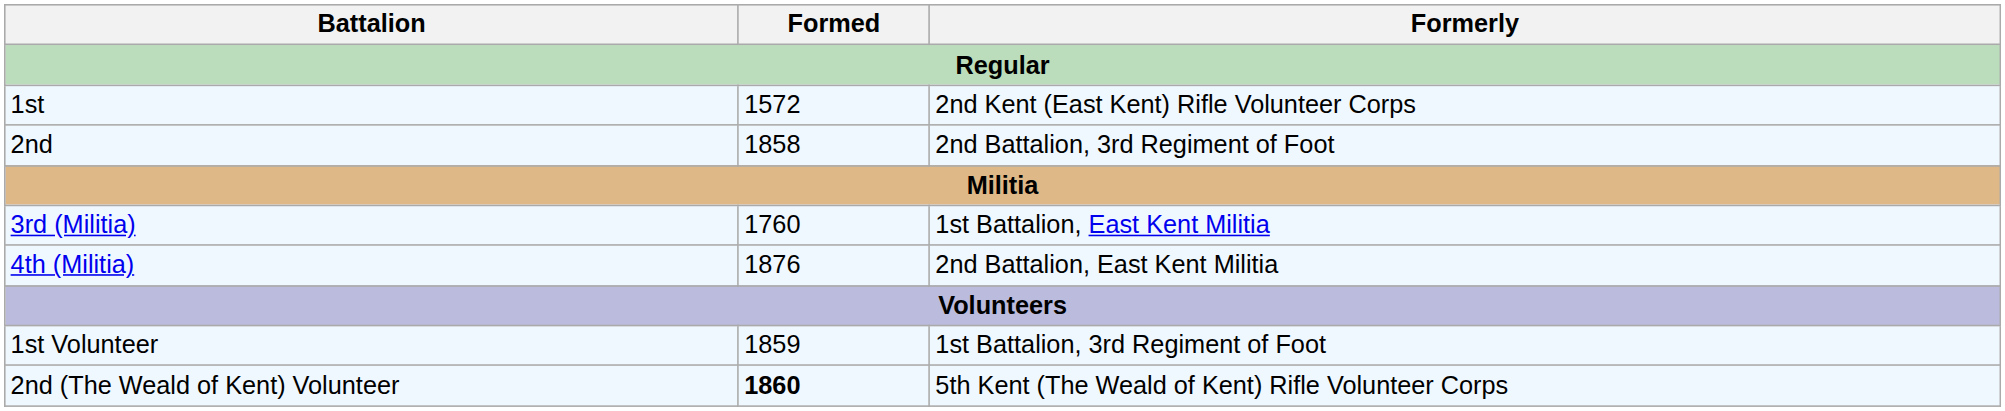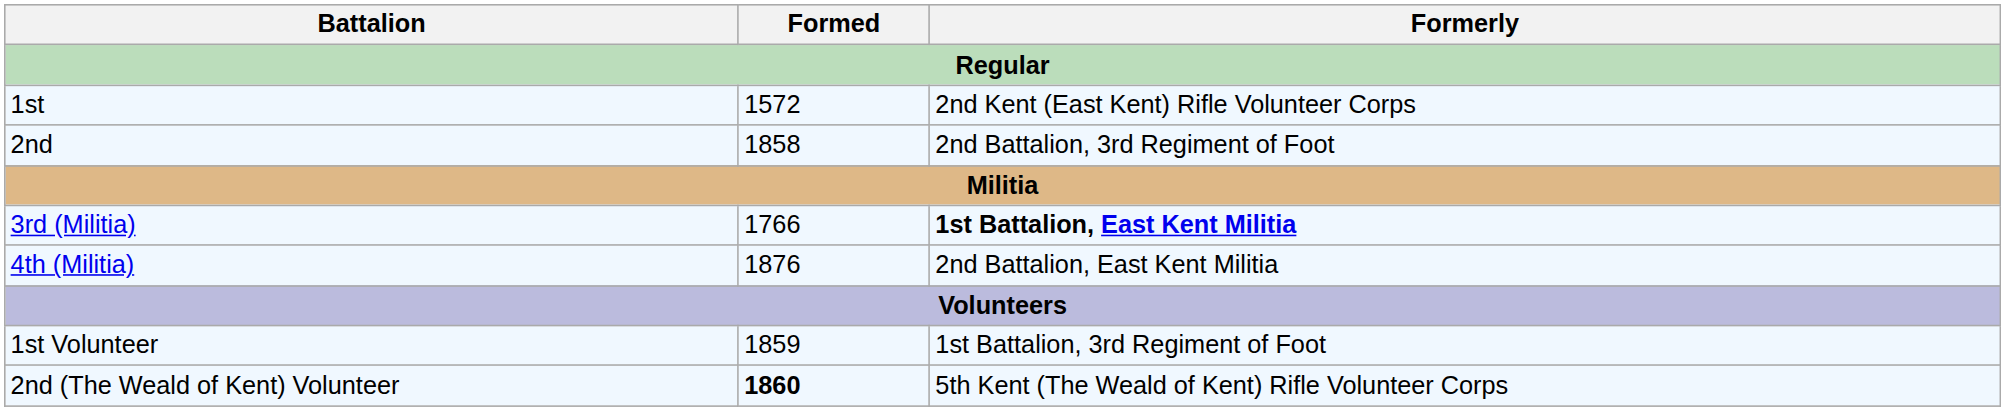(772, 225) 1760 -> (772, 225) 1766
(1103, 225) normal -> (1116, 225) bold
